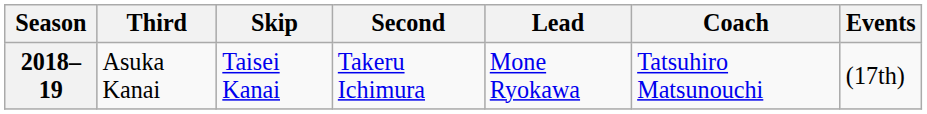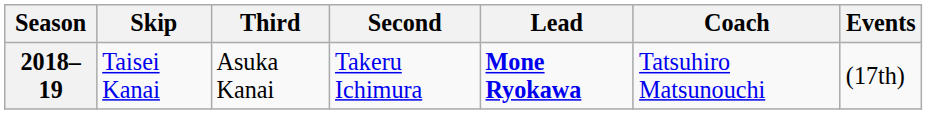columns swapped: (274, 23) <-> (157, 23)
(535, 75) normal -> (533, 75) bold
